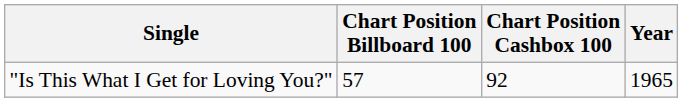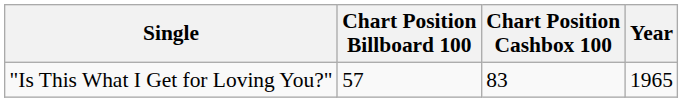(497, 79) 92 -> (497, 79) 83
